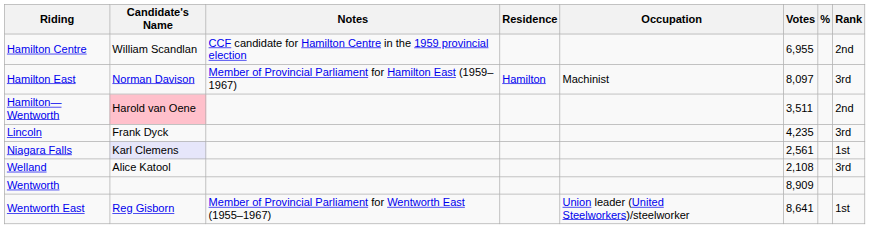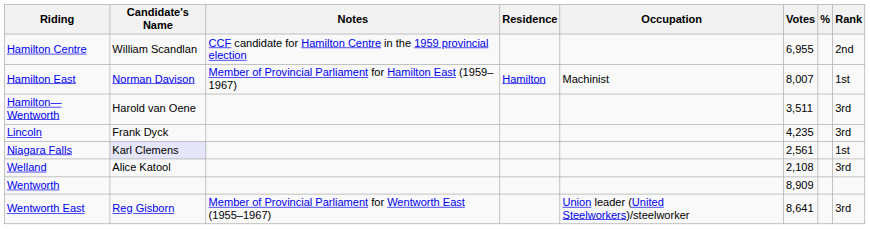(800, 79) 8,097 -> (800, 79) 8,007
(843, 79) 3rd -> (843, 79) 1st
(154, 109) pink background -> (154, 109) no background
(844, 109) 2nd -> (843, 109) 3rd
(843, 209) 1st -> (843, 209) 3rd
